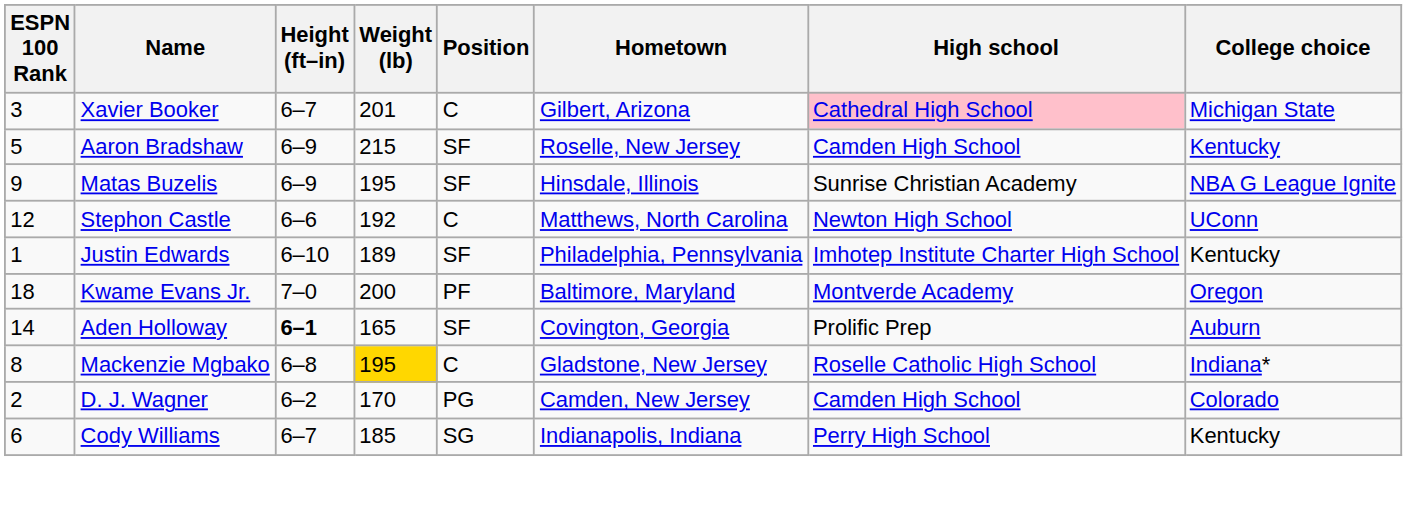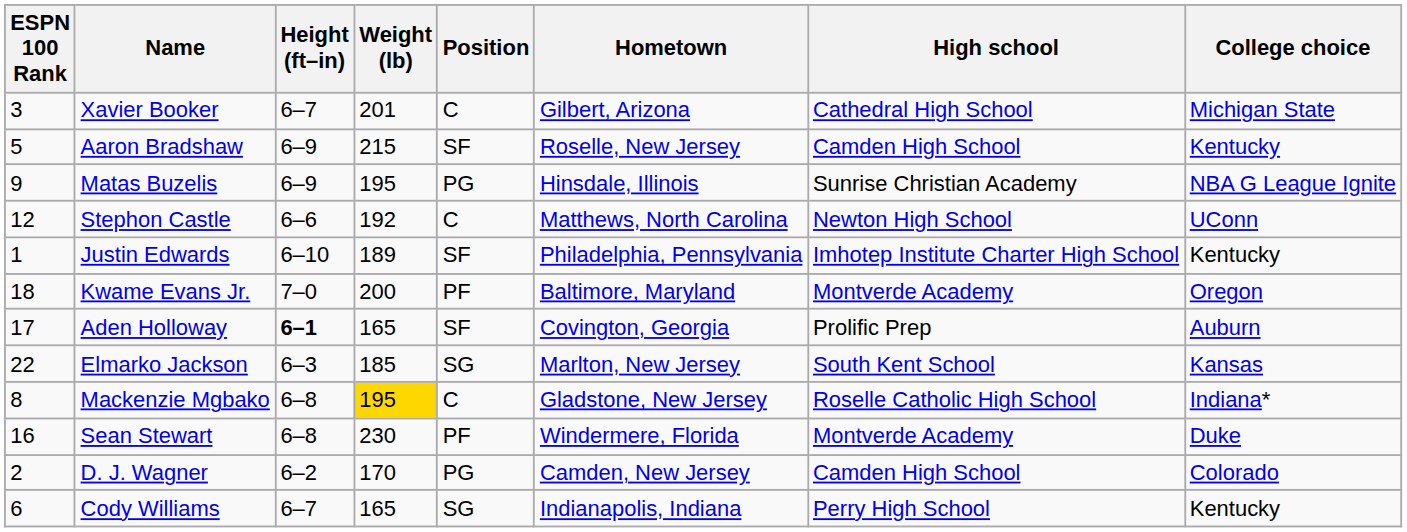(923, 110) pink background -> (923, 110) no background
(457, 183) SF -> (459, 183) PG
(22, 328) 14 -> (22, 328) 17
+ row: (164, 364)
+ row: (147, 436)
(378, 436) 185 -> (378, 509) 165
